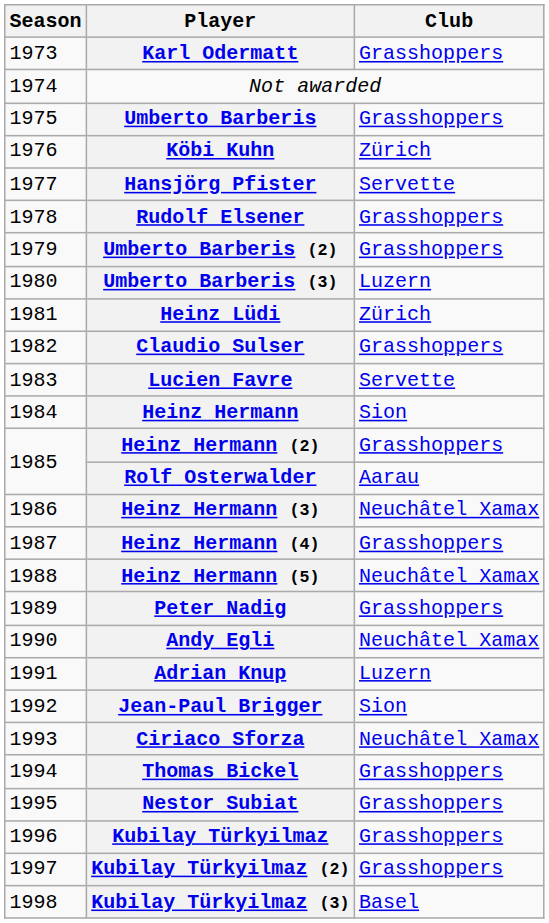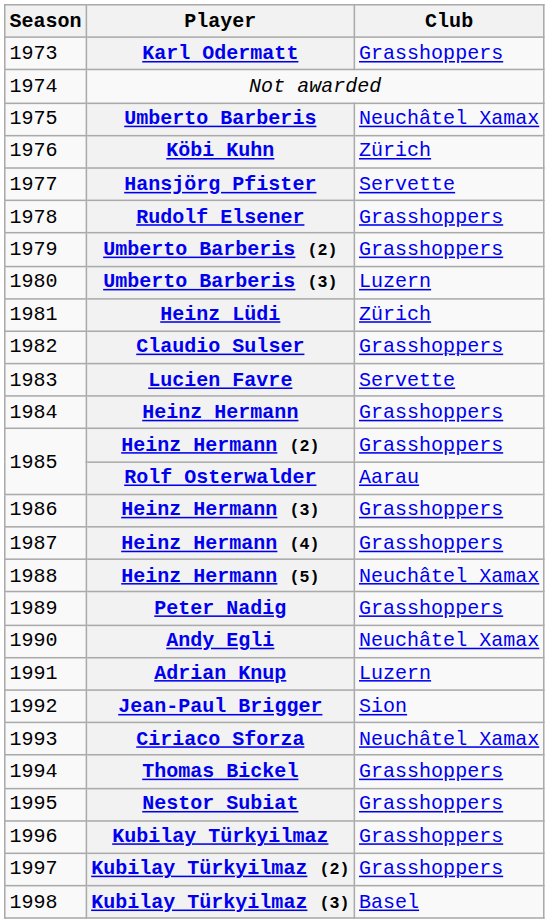(431, 119) Grasshoppers -> (449, 119) Neuchâtel Xamax
(383, 413) Sion -> (431, 413) Grasshoppers
(449, 511) Neuchâtel Xamax -> (431, 511) Grasshoppers
